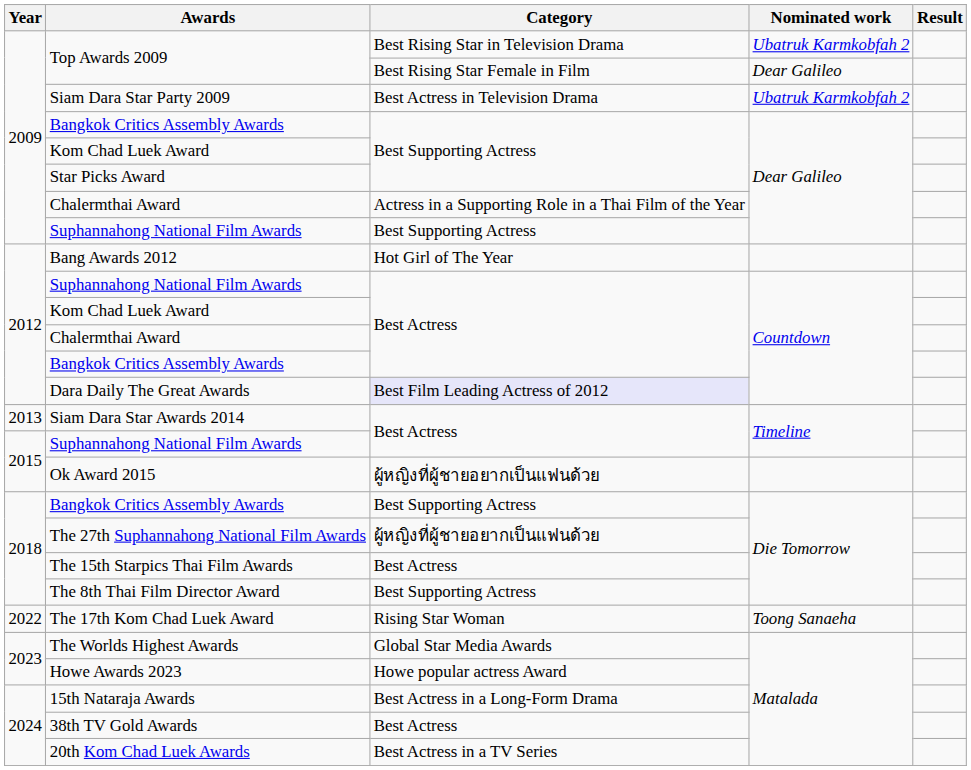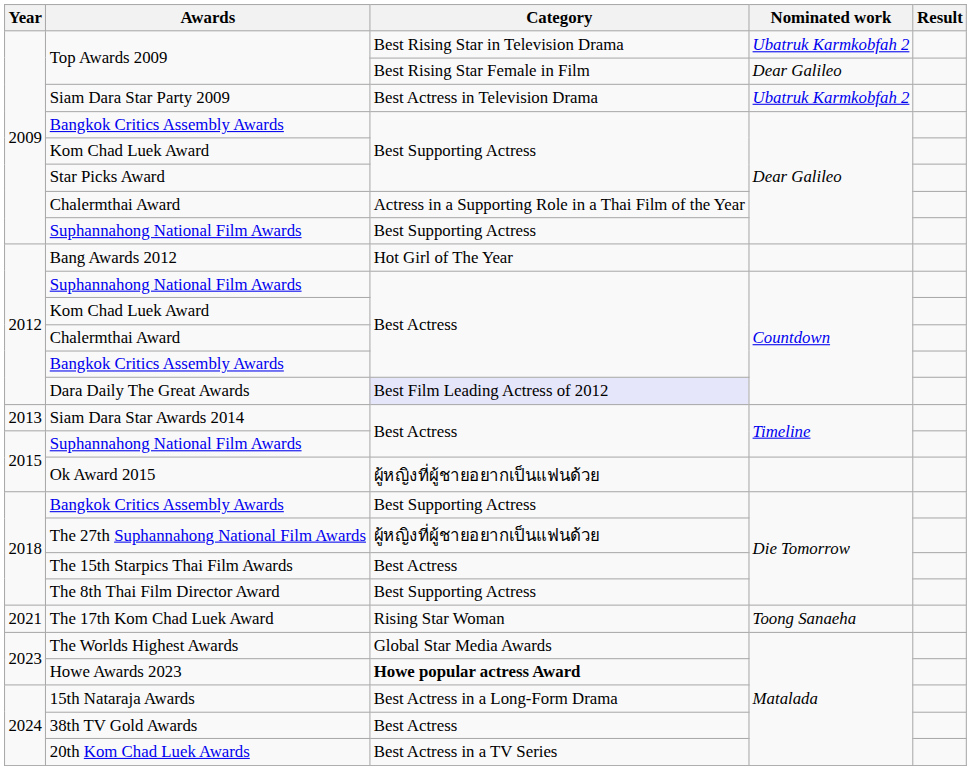(25, 618) 2022 -> (25, 618) 2021
(470, 671) normal -> (477, 671) bold
